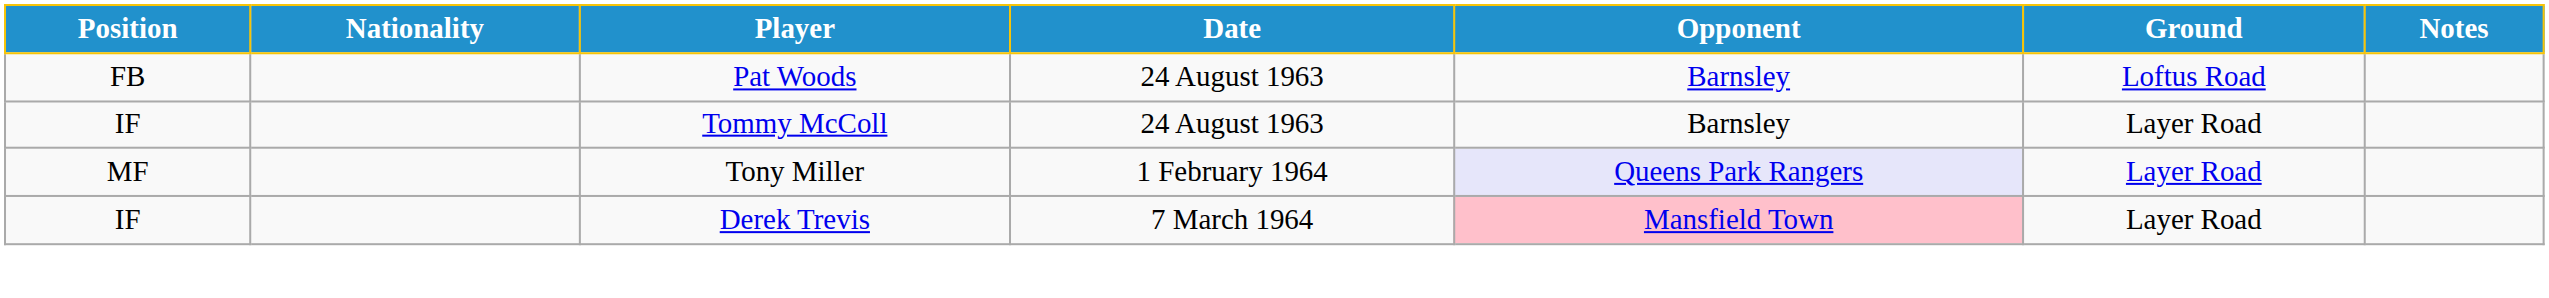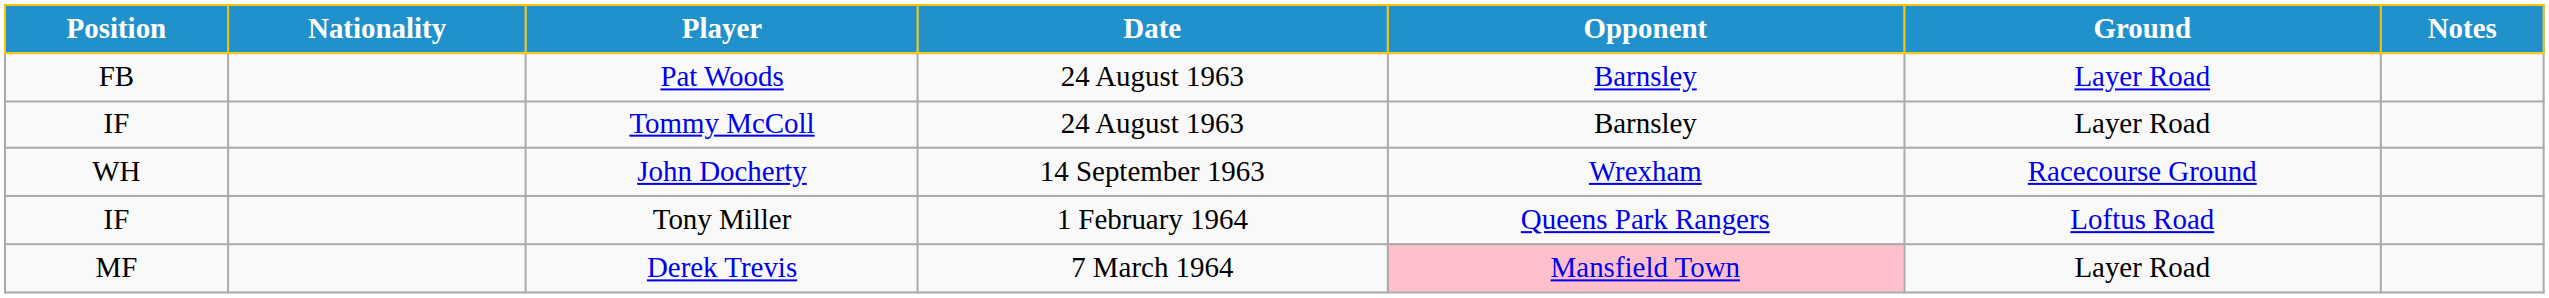(2194, 76) Loftus Road -> (2142, 76) Layer Road
+ row: (722, 171)
(128, 171) MF -> (116, 219) IF
(1739, 171) lavender background -> (1645, 219) no background
(2194, 171) Layer Road -> (2142, 219) Loftus Road
(128, 219) IF -> (116, 267) MF
